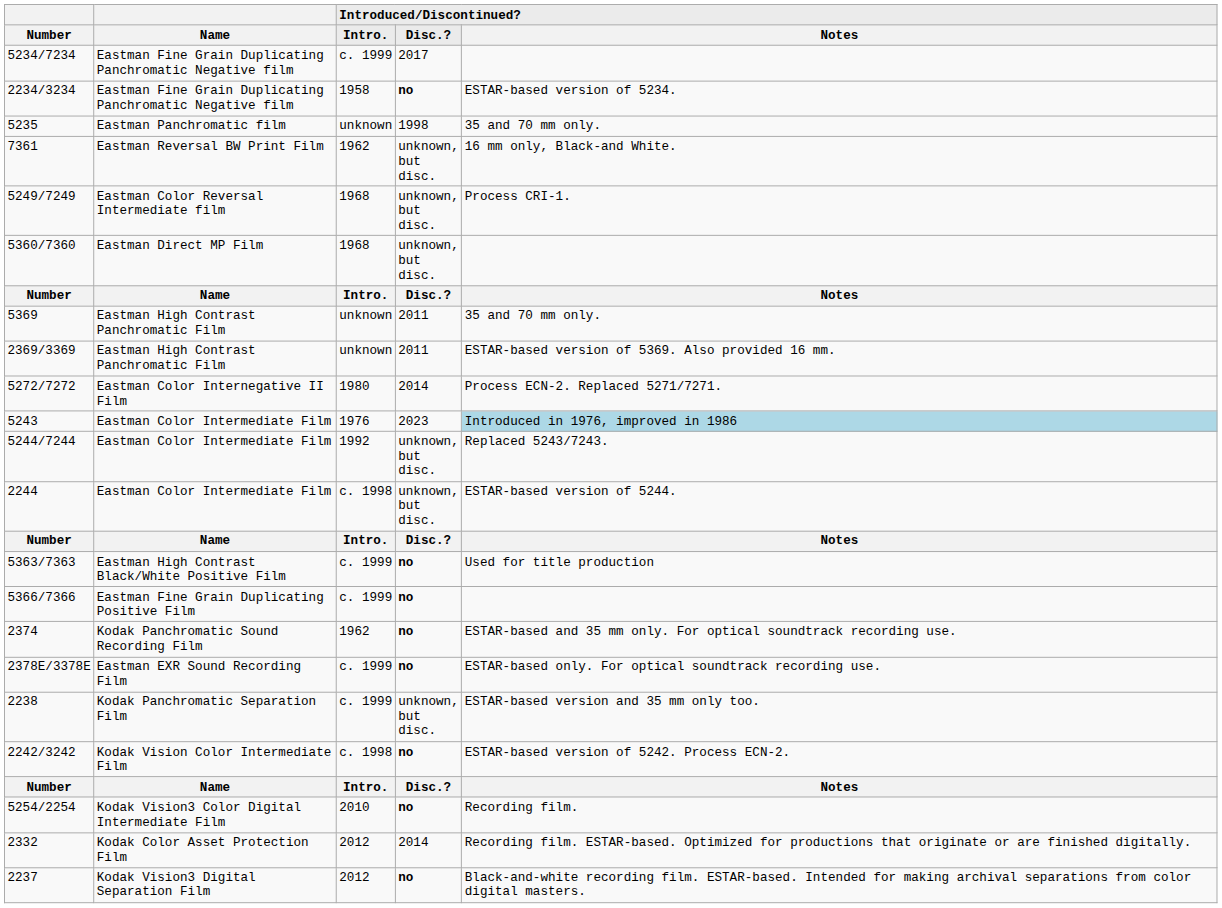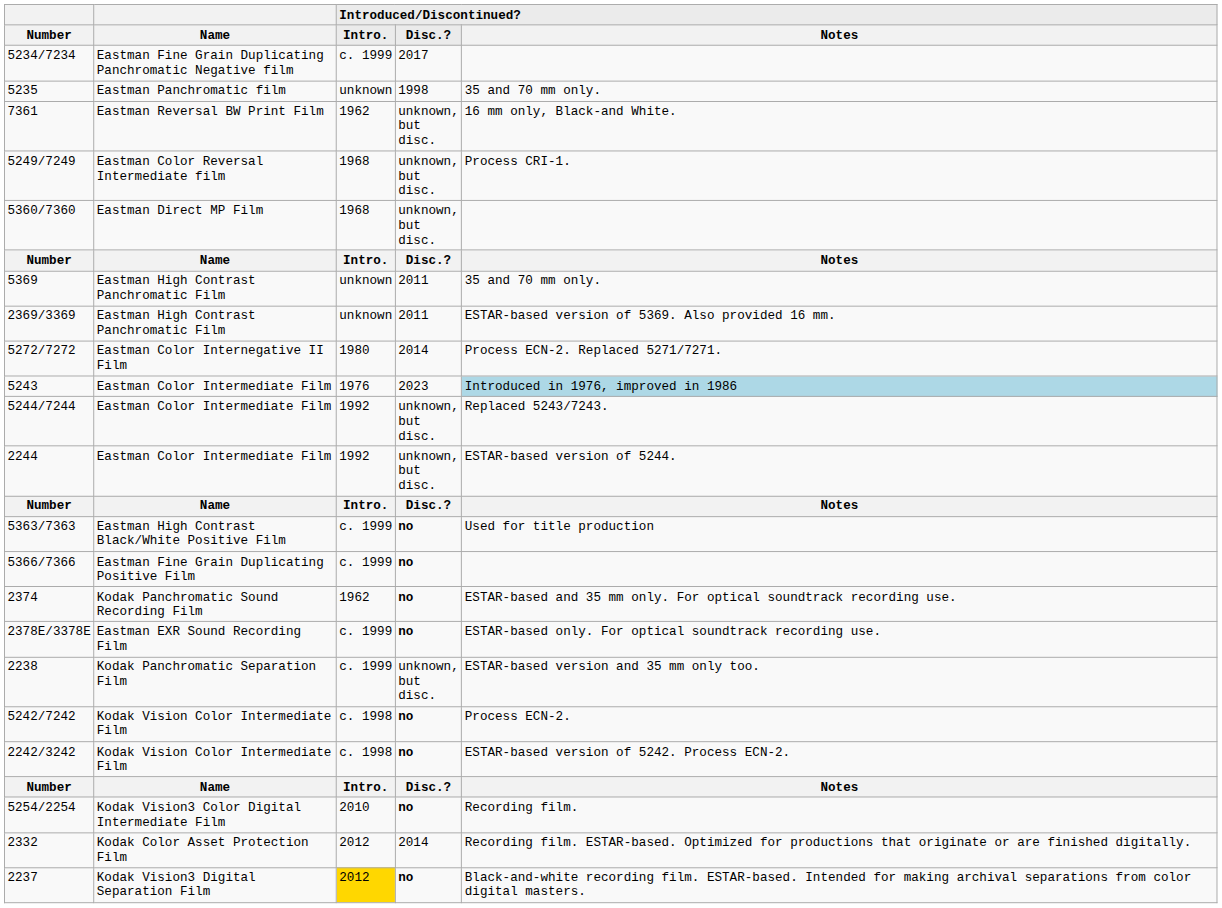- row: (42, 91)
(366, 492) c. 1998 -> (354, 457) 1992
+ row: (42, 717)
(354, 878) no background -> (354, 878) gold background
